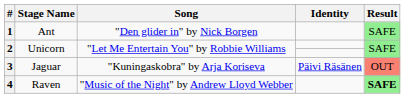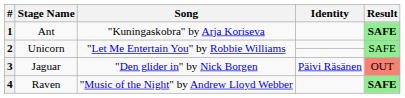(186, 31) "Den glider in" by Nick Borgen -> (186, 31) "Kuningaskobra" by Arja Koriseva
(382, 31) normal -> (382, 31) bold
(186, 66) "Kuningaskobra" by Arja Koriseva -> (186, 66) "Den glider in" by Nick Borgen
